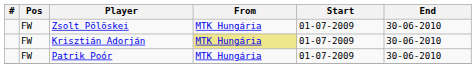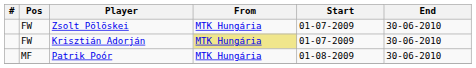(27, 56) FW -> (27, 56) MF
(326, 56) 01-07-2009 -> (326, 56) 01-08-2009
